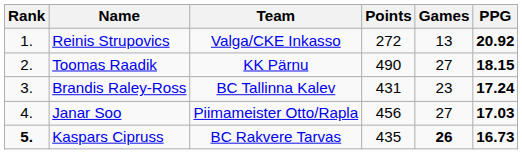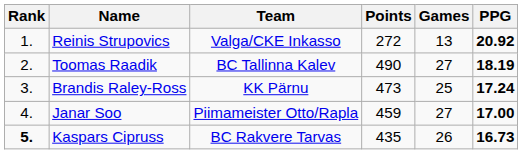(276, 64) KK Pärnu -> (276, 64) BC Tallinna Kalev
(495, 64) 18.15 -> (495, 64) 18.19
(276, 88) BC Tallinna Kalev -> (276, 88) KK Pärnu
(388, 88) 431 -> (388, 88) 473
(444, 88) 23 -> (444, 88) 25
(388, 112) 456 -> (388, 112) 459
(495, 112) 17.03 -> (495, 112) 17.00
(444, 137) bold -> (444, 137) normal
